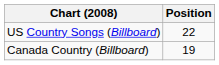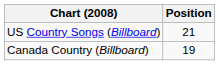(189, 32) 22 -> (189, 32) 21
